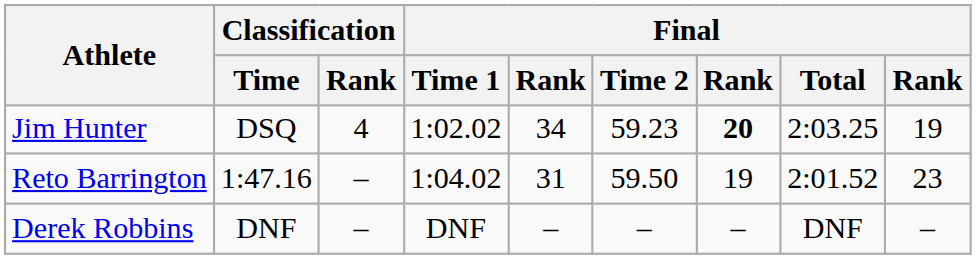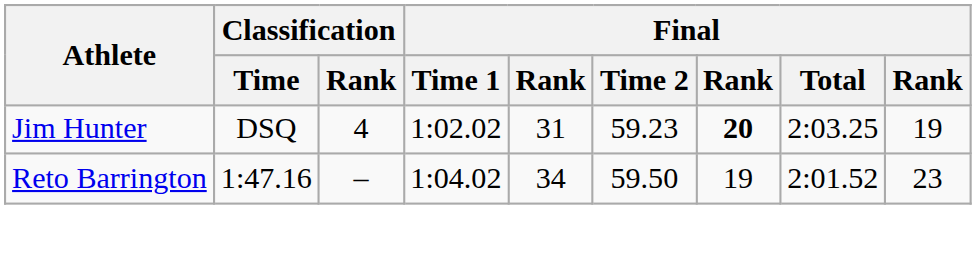(551, 128) 34 -> (551, 128) 31
(551, 178) 31 -> (551, 178) 34
- row: (103, 228)
